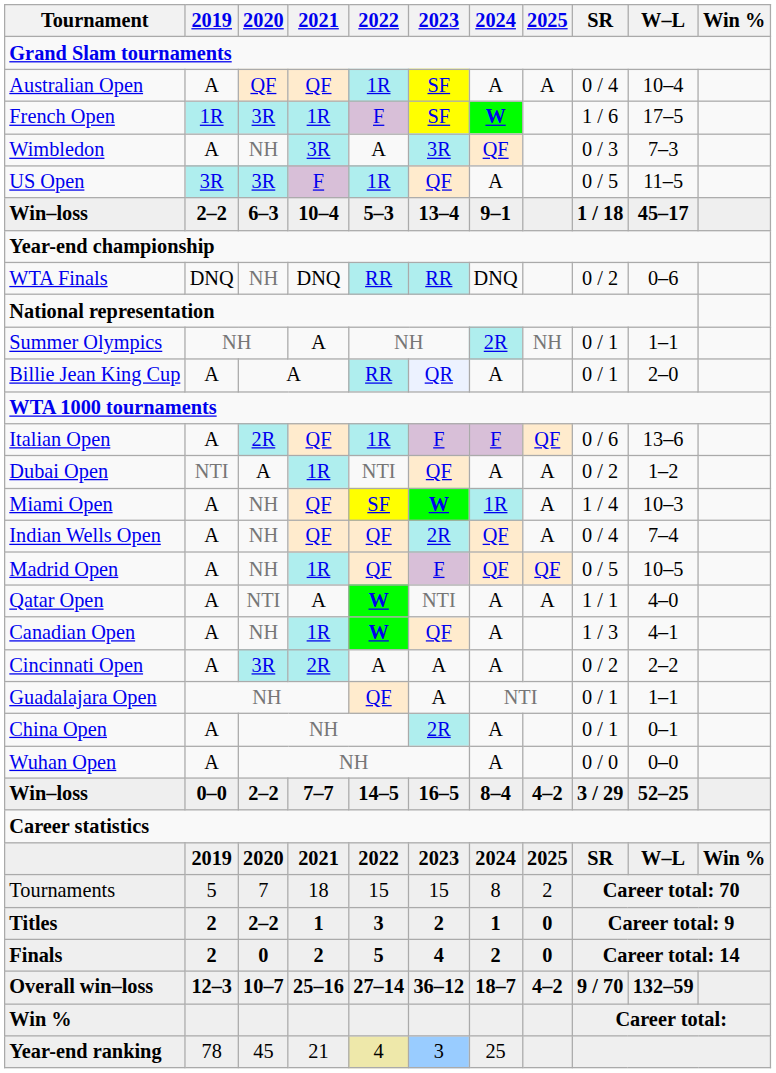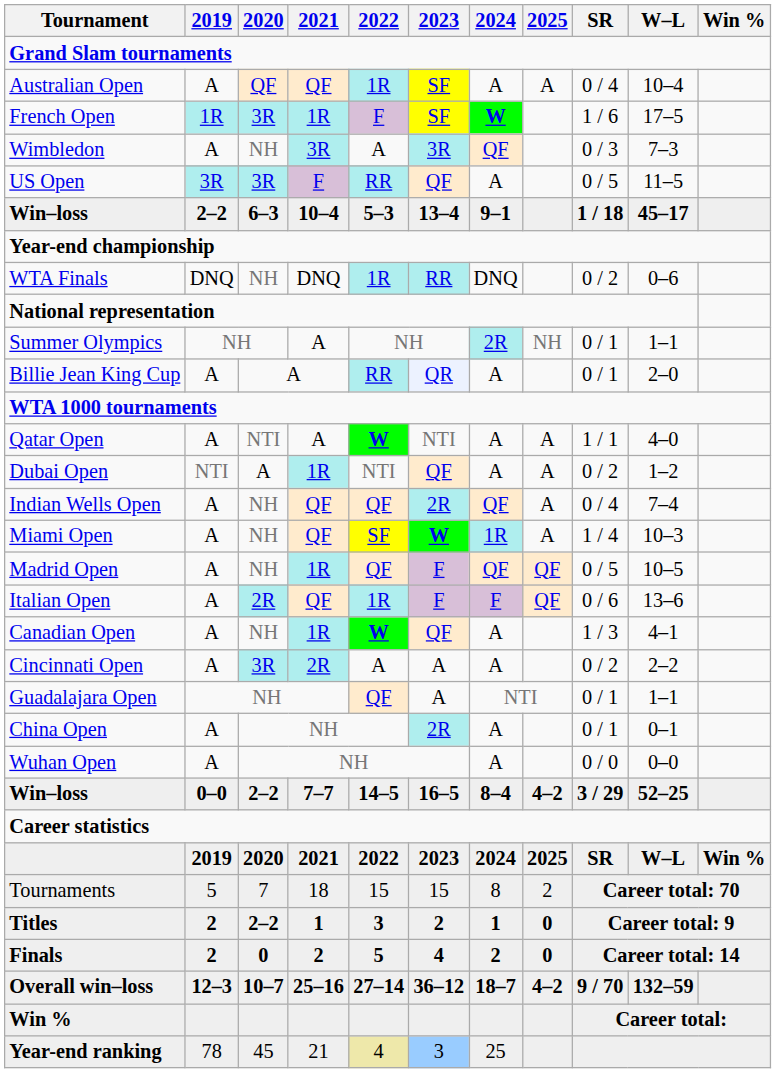(379, 181) 1R -> (379, 181) RR
(379, 278) RR -> (379, 278) 1R
rows swapped: (56, 600) <-> (60, 439)
rows swapped: (85, 536) <-> (61, 504)
